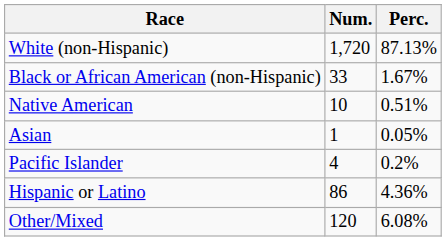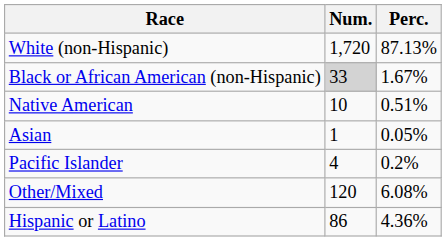(338, 76) no background -> (338, 76) lightgrey background
rows swapped: (56, 221) <-> (77, 192)
